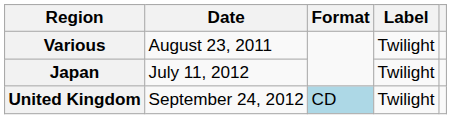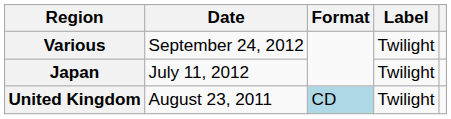(210, 45) August 23, 2011 -> (226, 45) September 24, 2012
(226, 99) September 24, 2012 -> (210, 99) August 23, 2011
